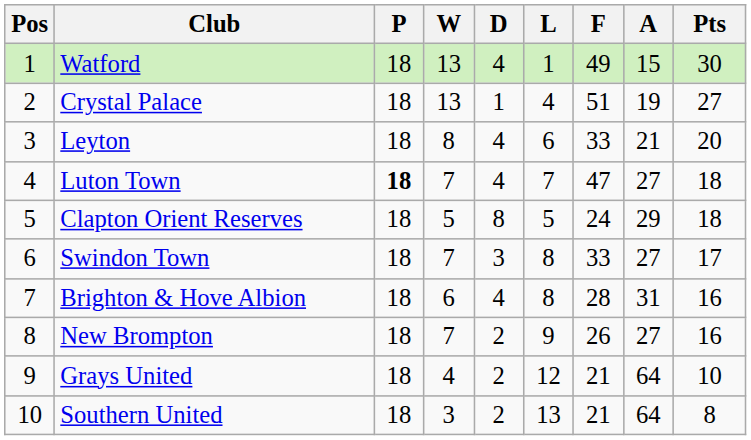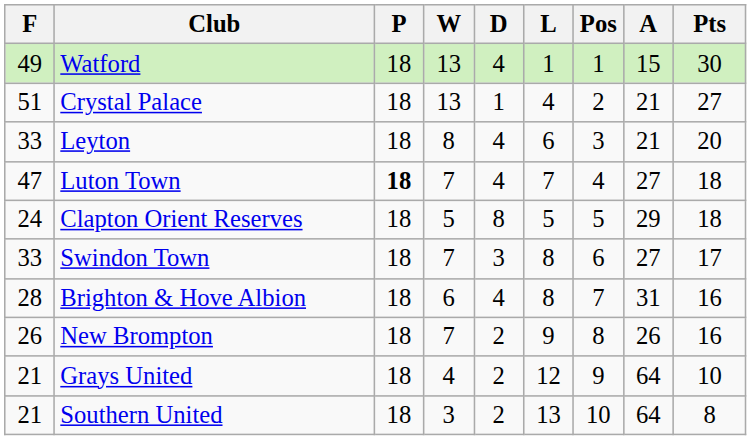columns swapped: (30, 24) <-> (598, 24)
(648, 102) 19 -> (648, 102) 21
(648, 336) 27 -> (648, 336) 26
